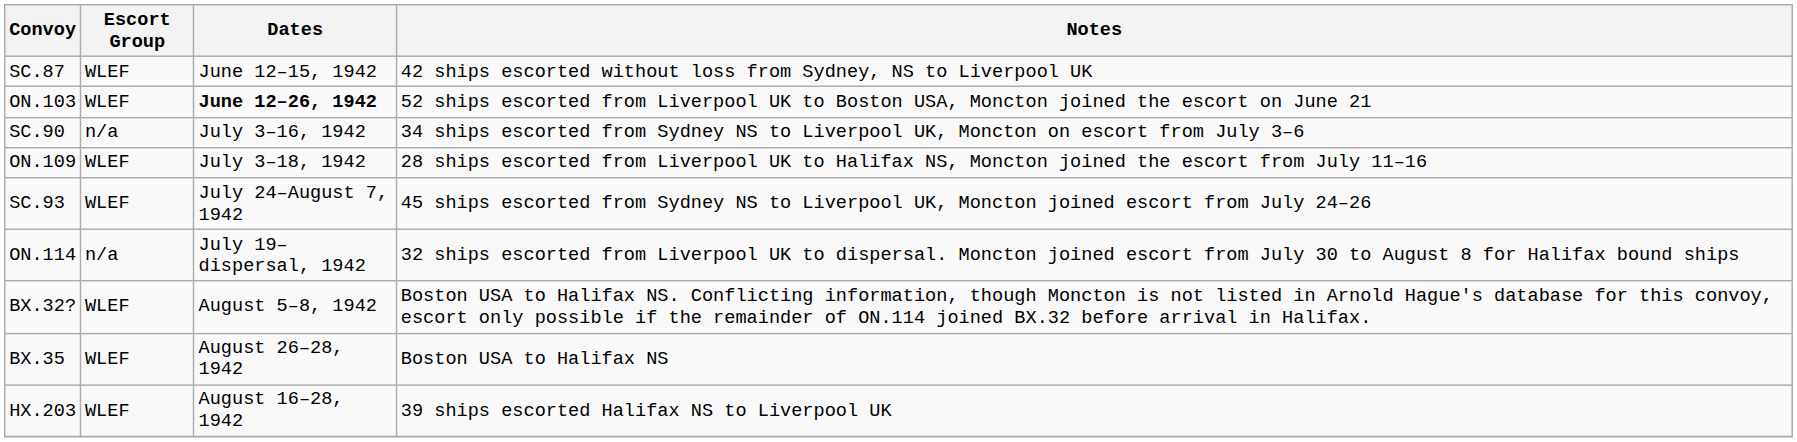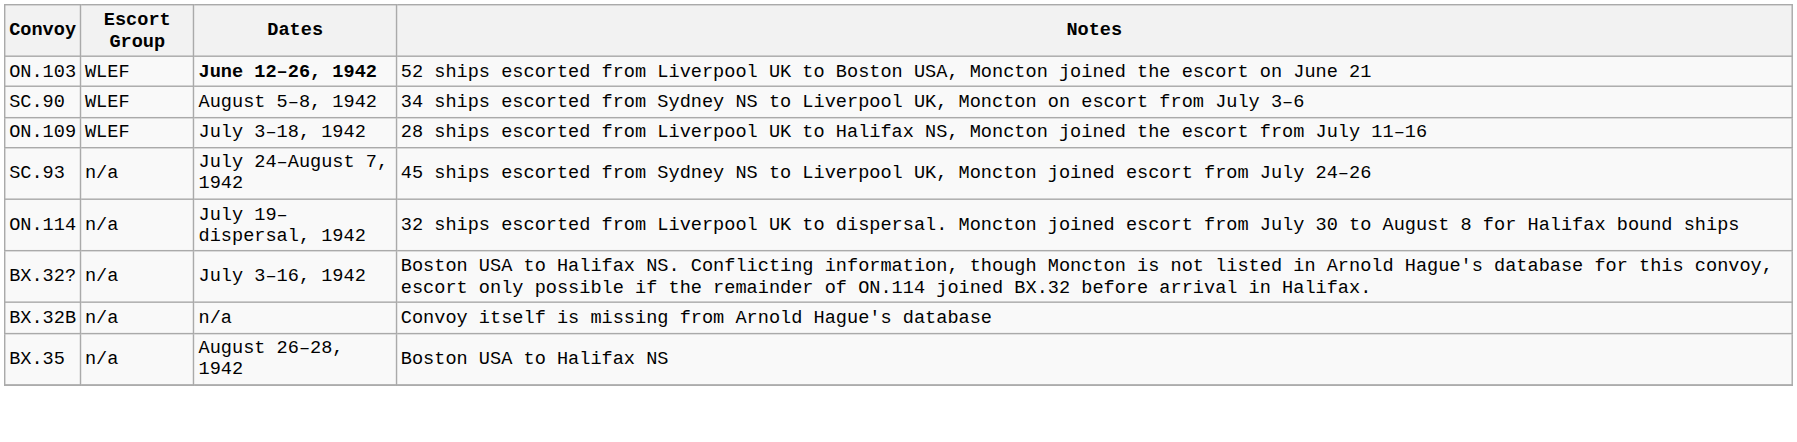- row: (37, 72)
(102, 132) n/a -> (107, 102) WLEF
(282, 132) July 3–16, 1942 -> (288, 102) August 5–8, 1942
(107, 204) WLEF -> (102, 173) n/a
(107, 307) WLEF -> (102, 277) n/a
(288, 307) August 5–8, 1942 -> (282, 277) July 3–16, 1942
+ row: (43, 318)
(107, 359) WLEF -> (102, 359) n/a
- row: (43, 411)
